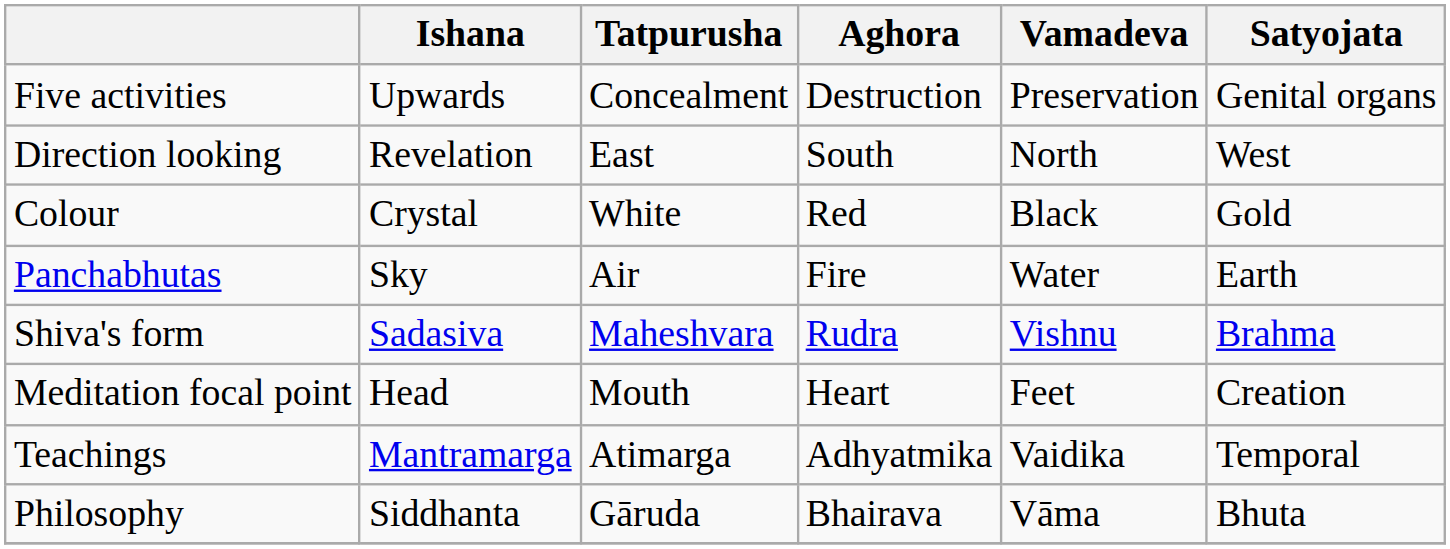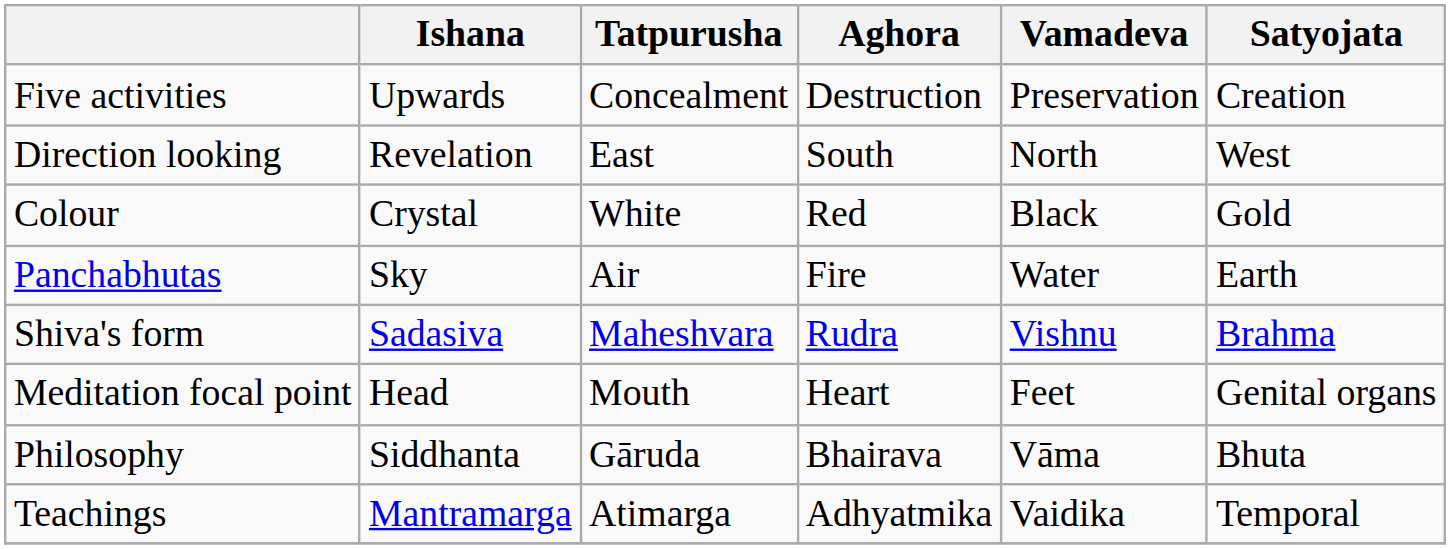(1326, 94) Genital organs -> (1281, 94) Creation
(1281, 393) Creation -> (1326, 393) Genital organs
rows swapped: (99, 513) <-> (90, 453)
